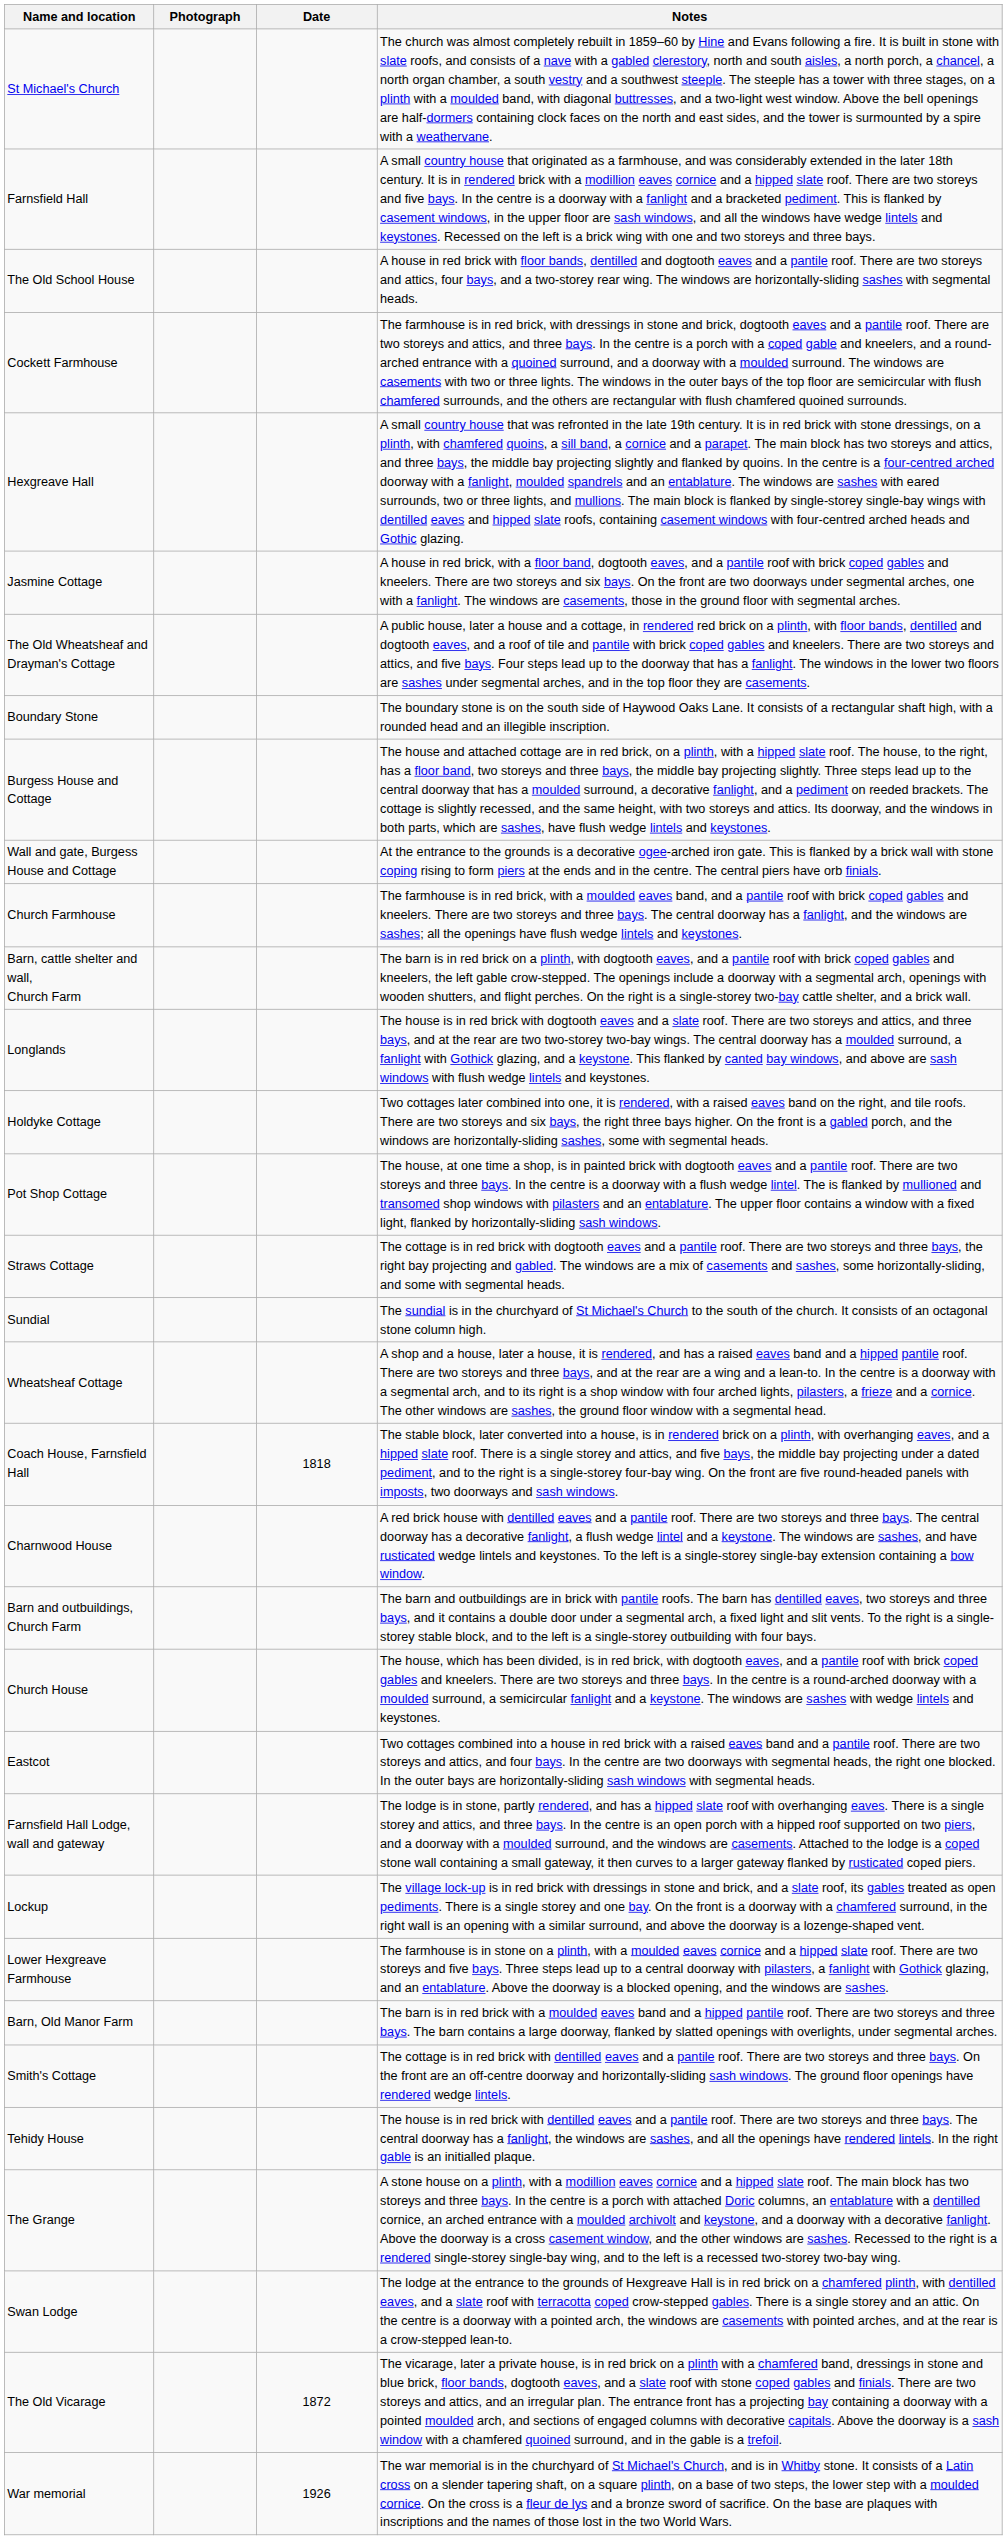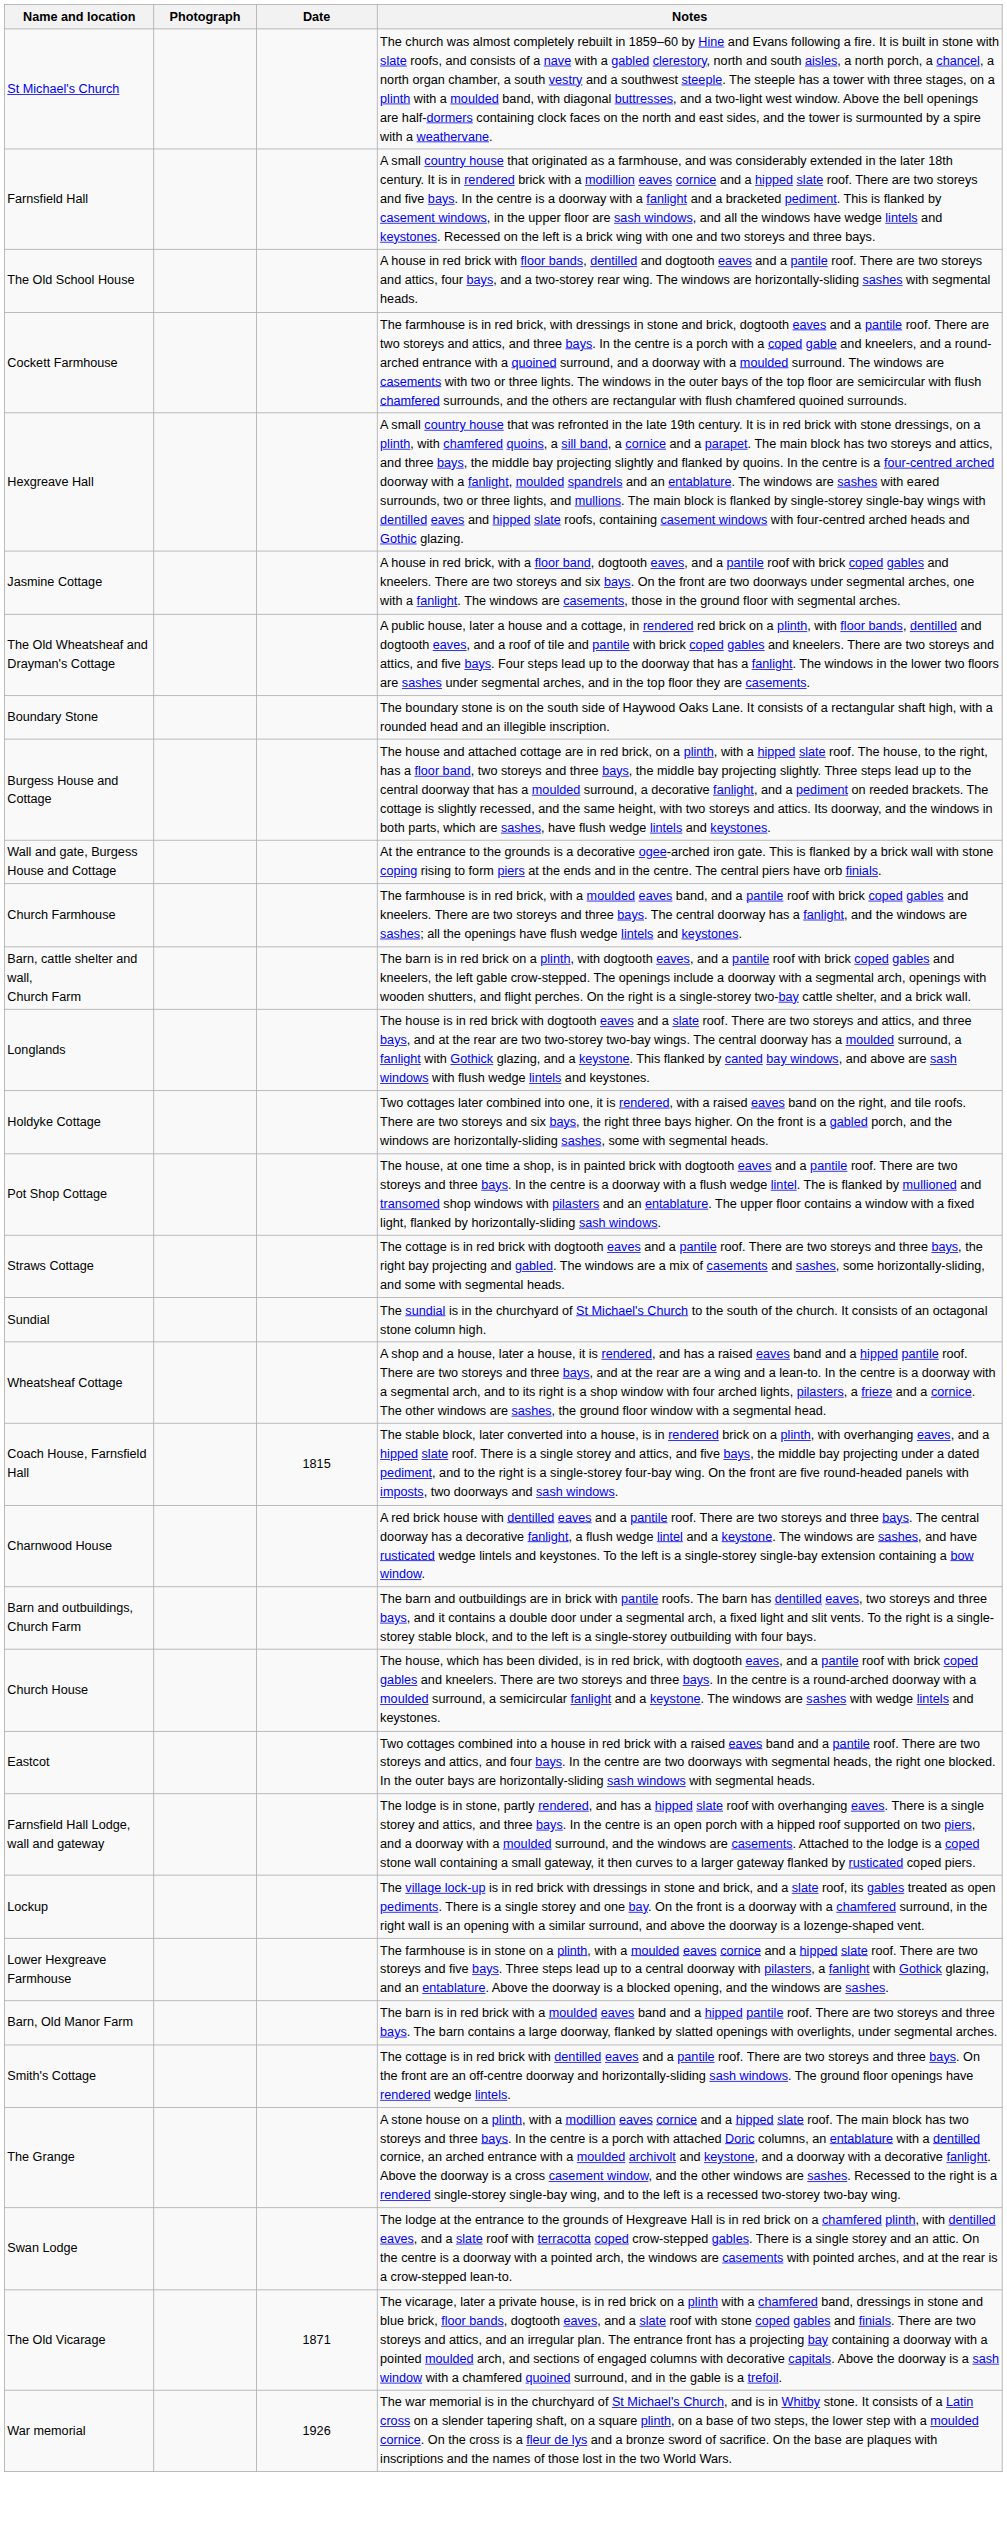(317, 1464) 1818 -> (317, 1464) 1815
- row: (46, 2138)
(317, 2402) 1872 -> (317, 2339) 1871
